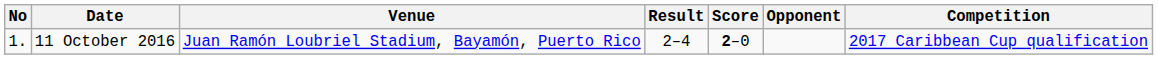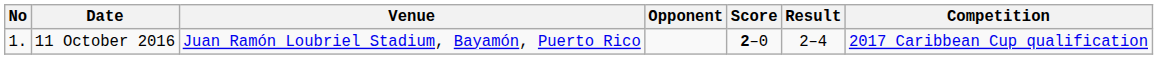columns swapped: (804, 17) <-> (676, 17)
